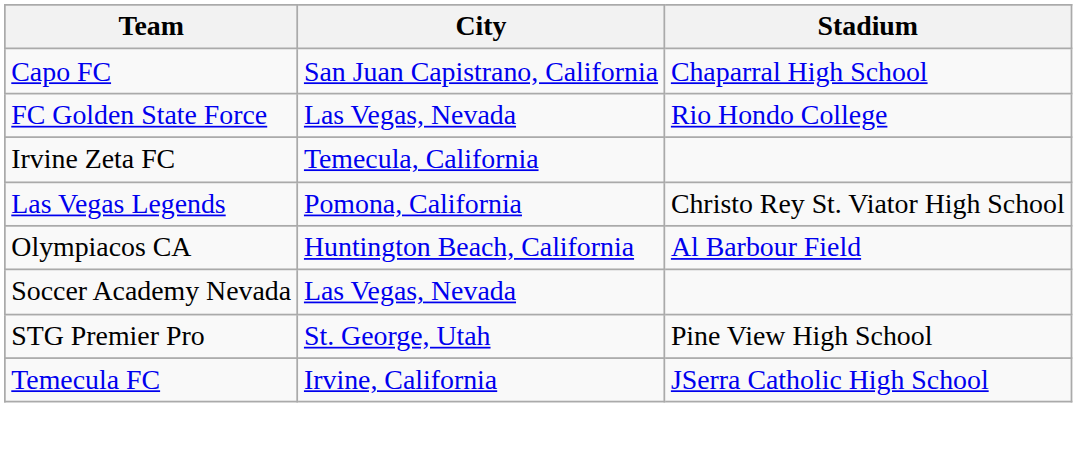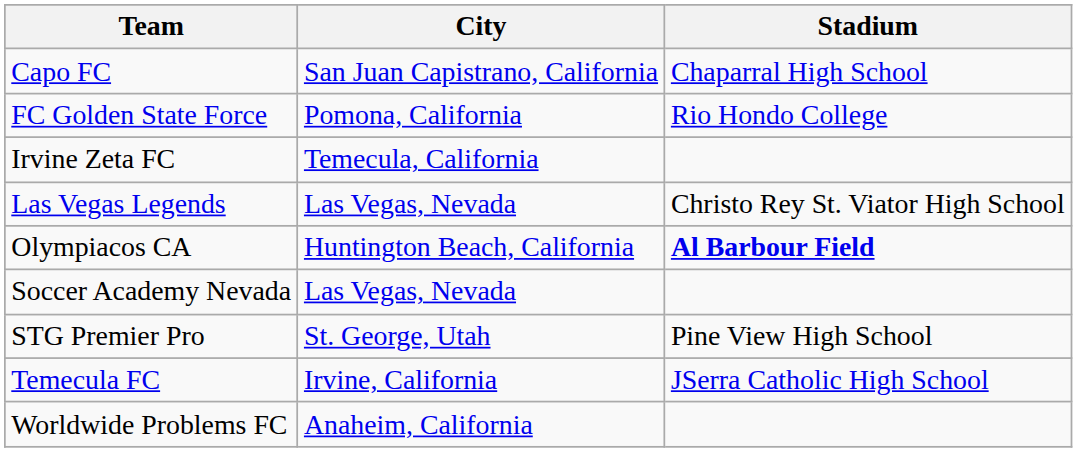(410, 114) Las Vegas, Nevada -> (413, 114) Pomona, California
(413, 203) Pomona, California -> (410, 203) Las Vegas, Nevada
(766, 247) normal -> (773, 247) bold
+ row: (149, 423)
